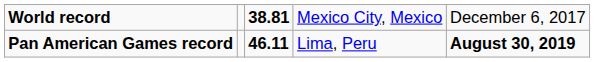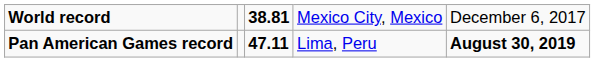(268, 43) 46.11 -> (268, 43) 47.11
